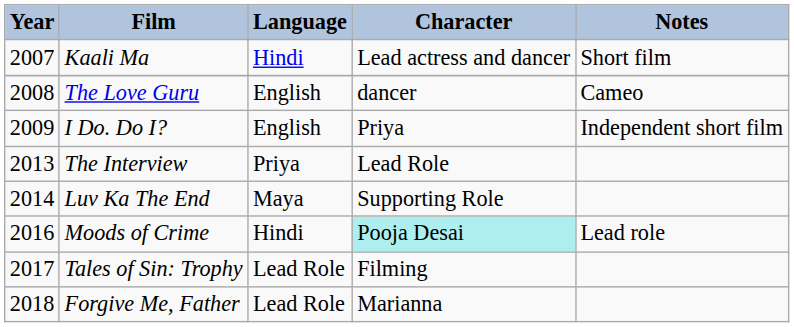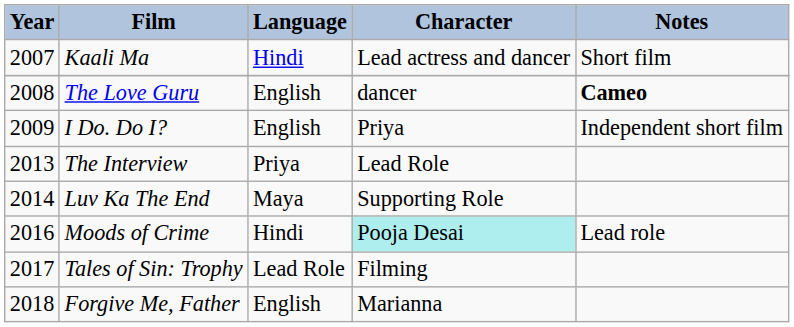(612, 92) normal -> (614, 92) bold
(299, 304) Lead Role -> (287, 304) English
